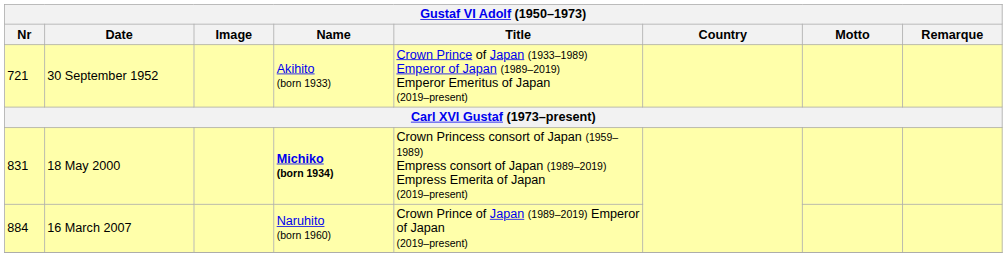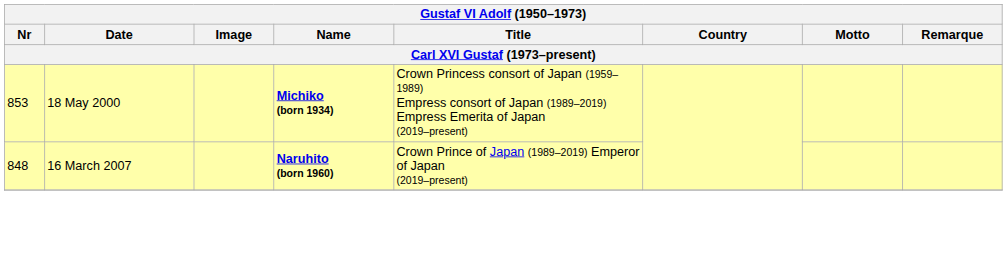- row: (103, 75)
(18, 165) 831 -> (18, 103) 853
(18, 228) 884 -> (18, 165) 848
(304, 228) normal -> (305, 165) bold
